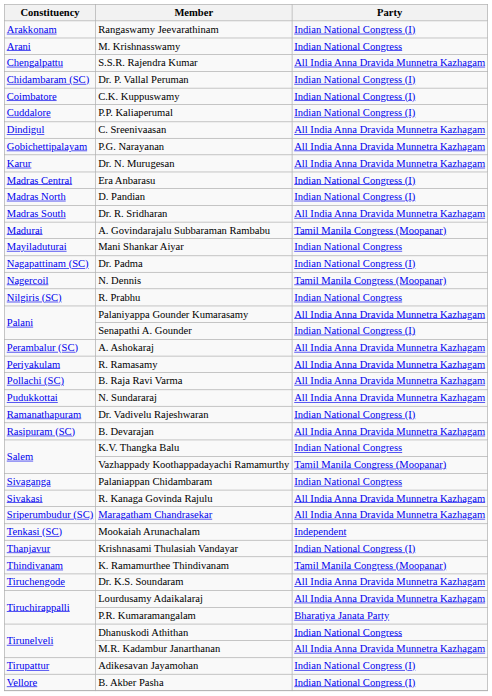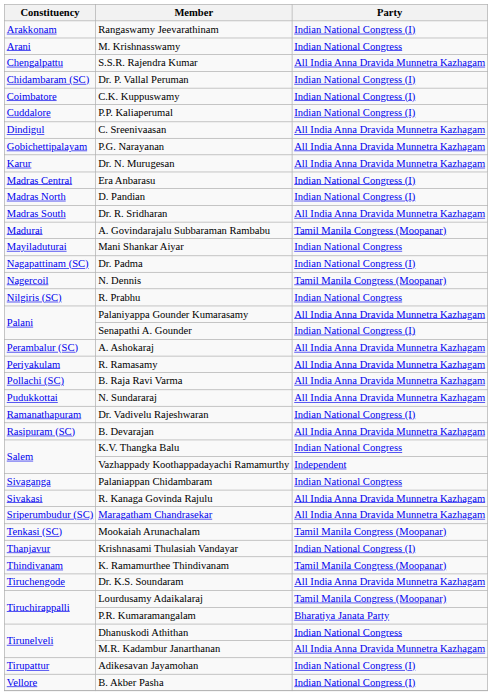(370, 465) Tamil Manila Congress (Moopanar) -> (320, 465) Independent
(320, 532) Independent -> (370, 532) Tamil Manila Congress (Moopanar)
(390, 599) All India Anna Dravida Munnetra Kazhagam -> (370, 599) Tamil Manila Congress (Moopanar)
